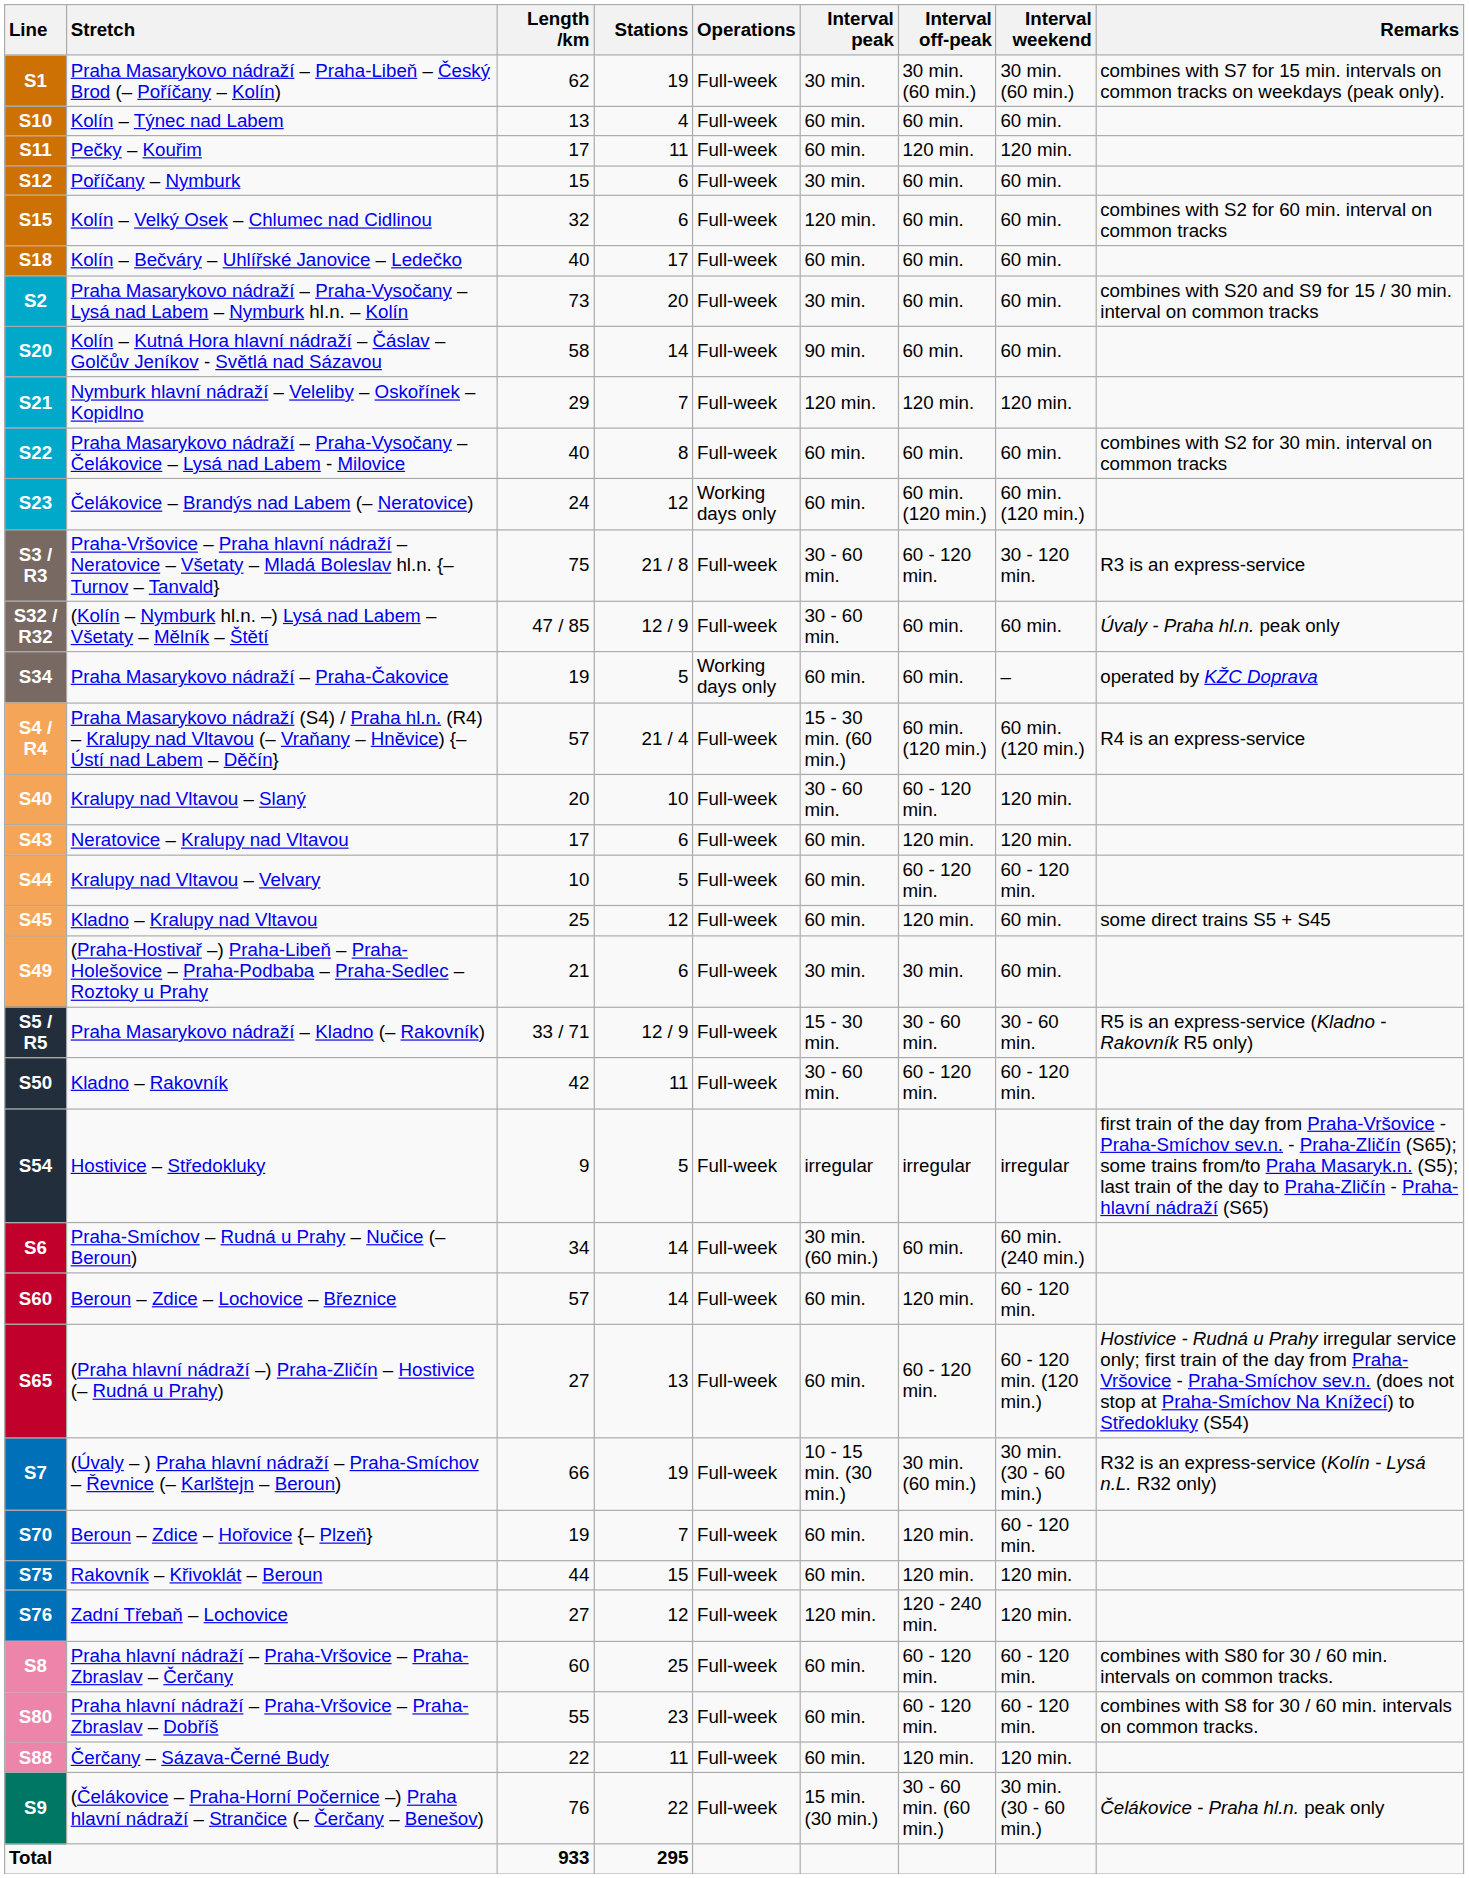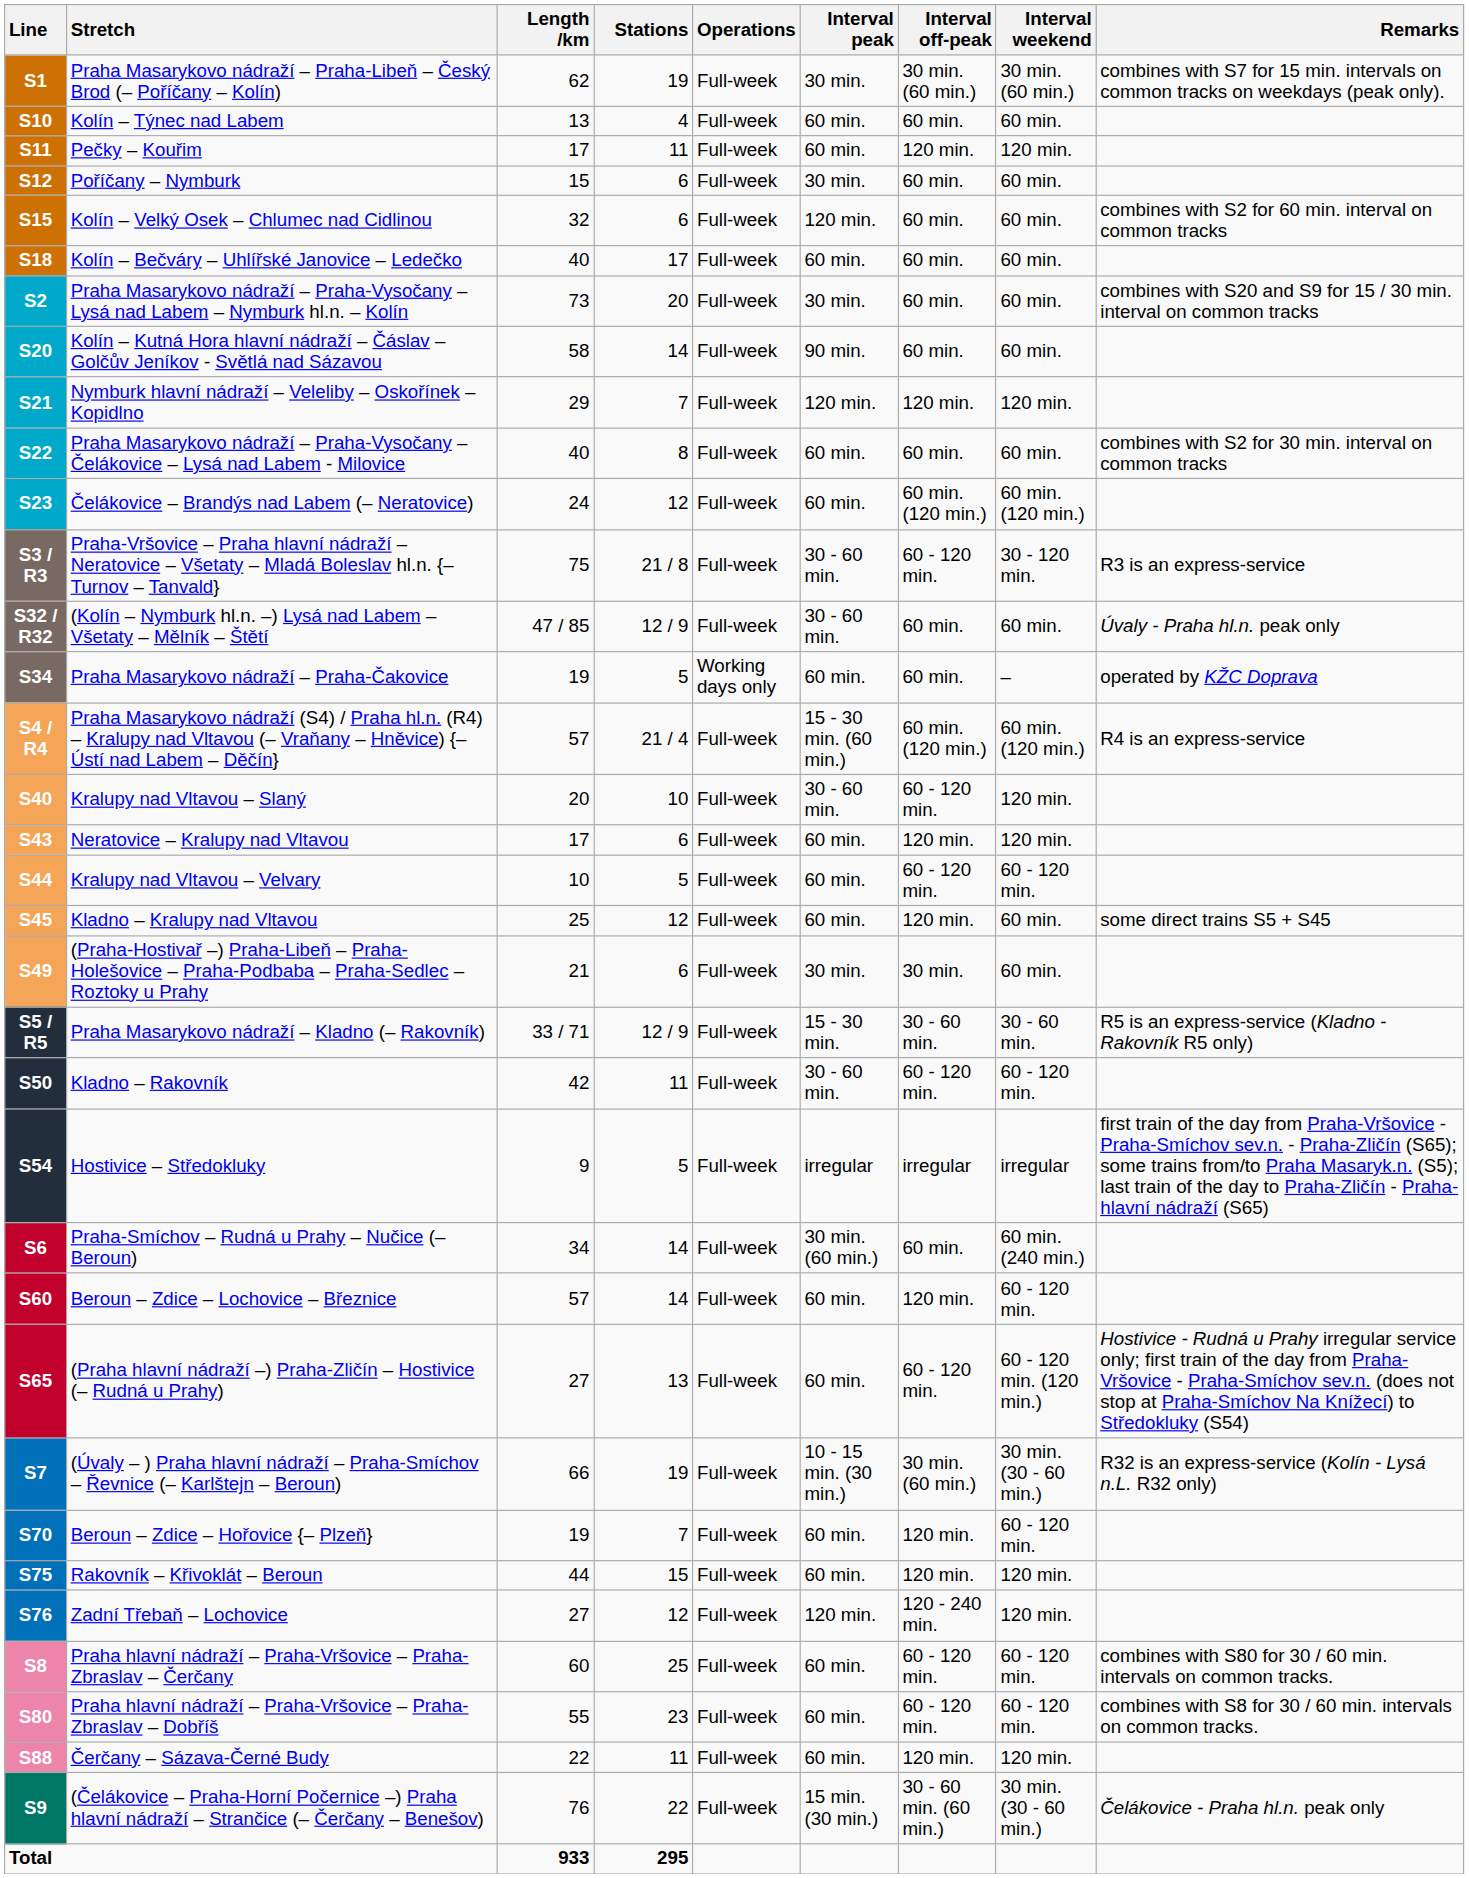(736, 503) Working days only -> (737, 503) Full-week
